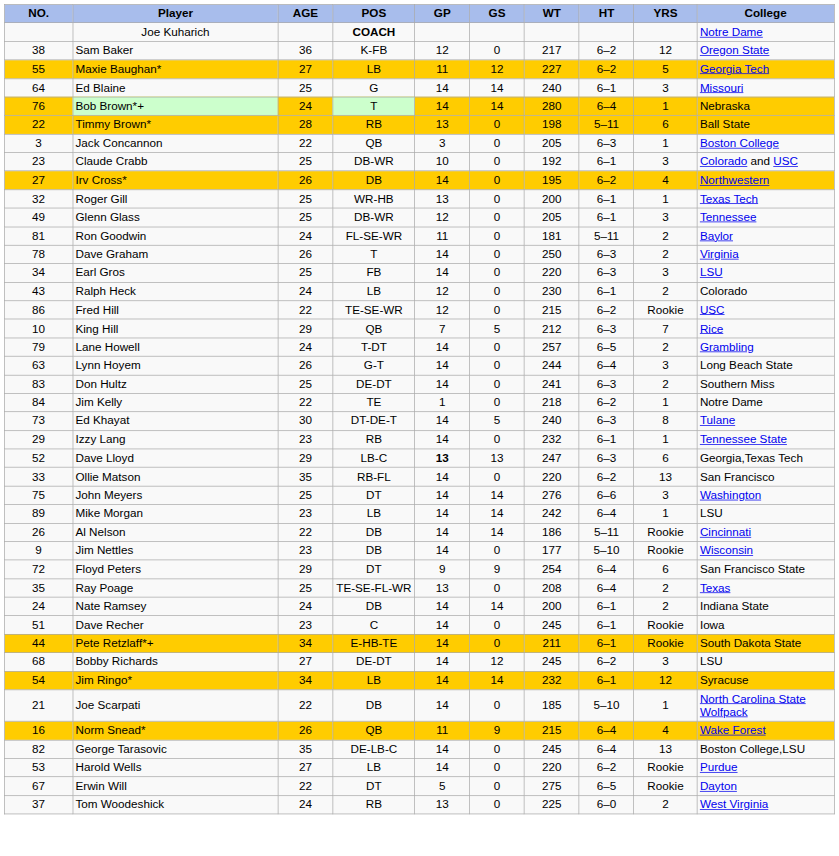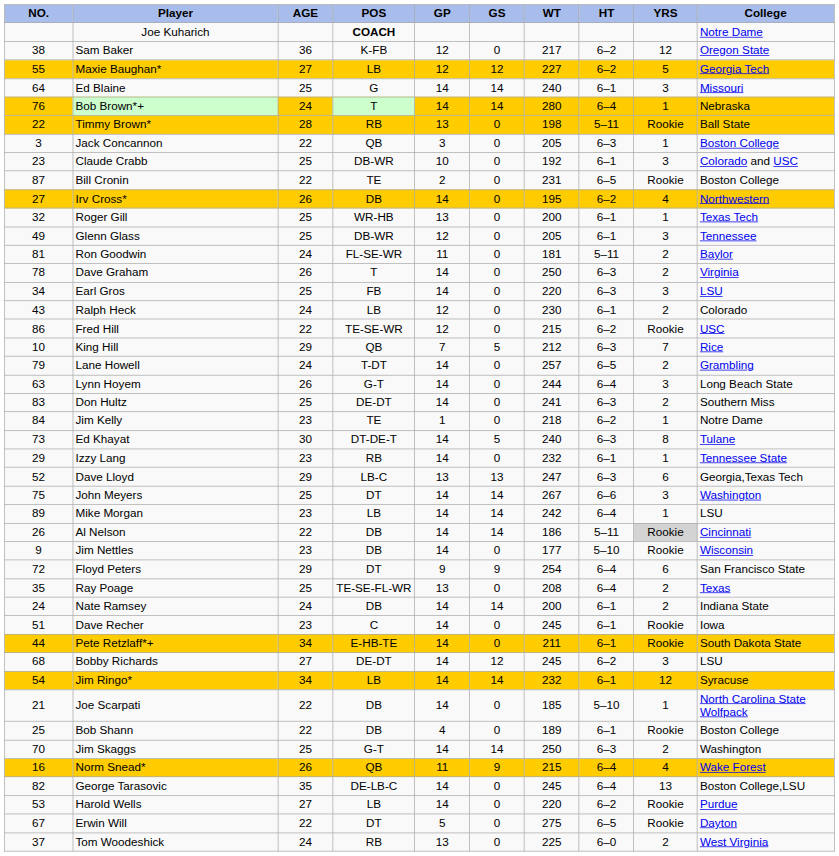(442, 69) 11 -> (442, 69) 12
(666, 124) 6 -> (666, 124) Rookie
+ row: (102, 180)
(305, 402) 22 -> (305, 421) 23
(442, 458) bold -> (442, 476) normal
- row: (108, 476)
(552, 495) 276 -> (552, 495) 267
(666, 532) no background -> (666, 532) lightgrey background
+ row: (104, 730)
+ row: (106, 749)
